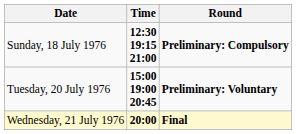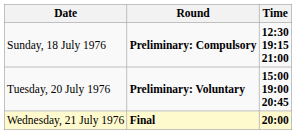columns swapped: (143, 13) <-> (225, 13)
